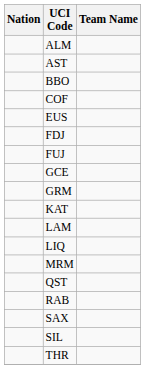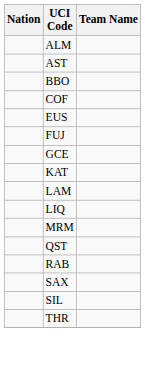- row: (55, 136)
- row: (59, 191)
